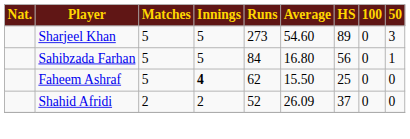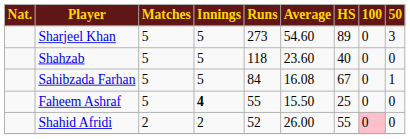+ row: (61, 58)
(299, 58) 16.80 -> (299, 79) 16.08
(344, 58) 56 -> (344, 79) 67
(254, 79) 62 -> (254, 101) 55
(299, 101) 26.09 -> (299, 123) 26.00
(344, 101) 37 -> (344, 123) 55
(365, 101) no background -> (365, 123) pink background
